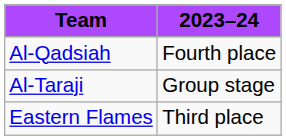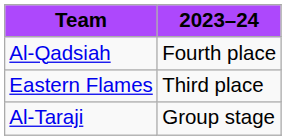rows swapped: (81, 118) <-> (46, 85)
